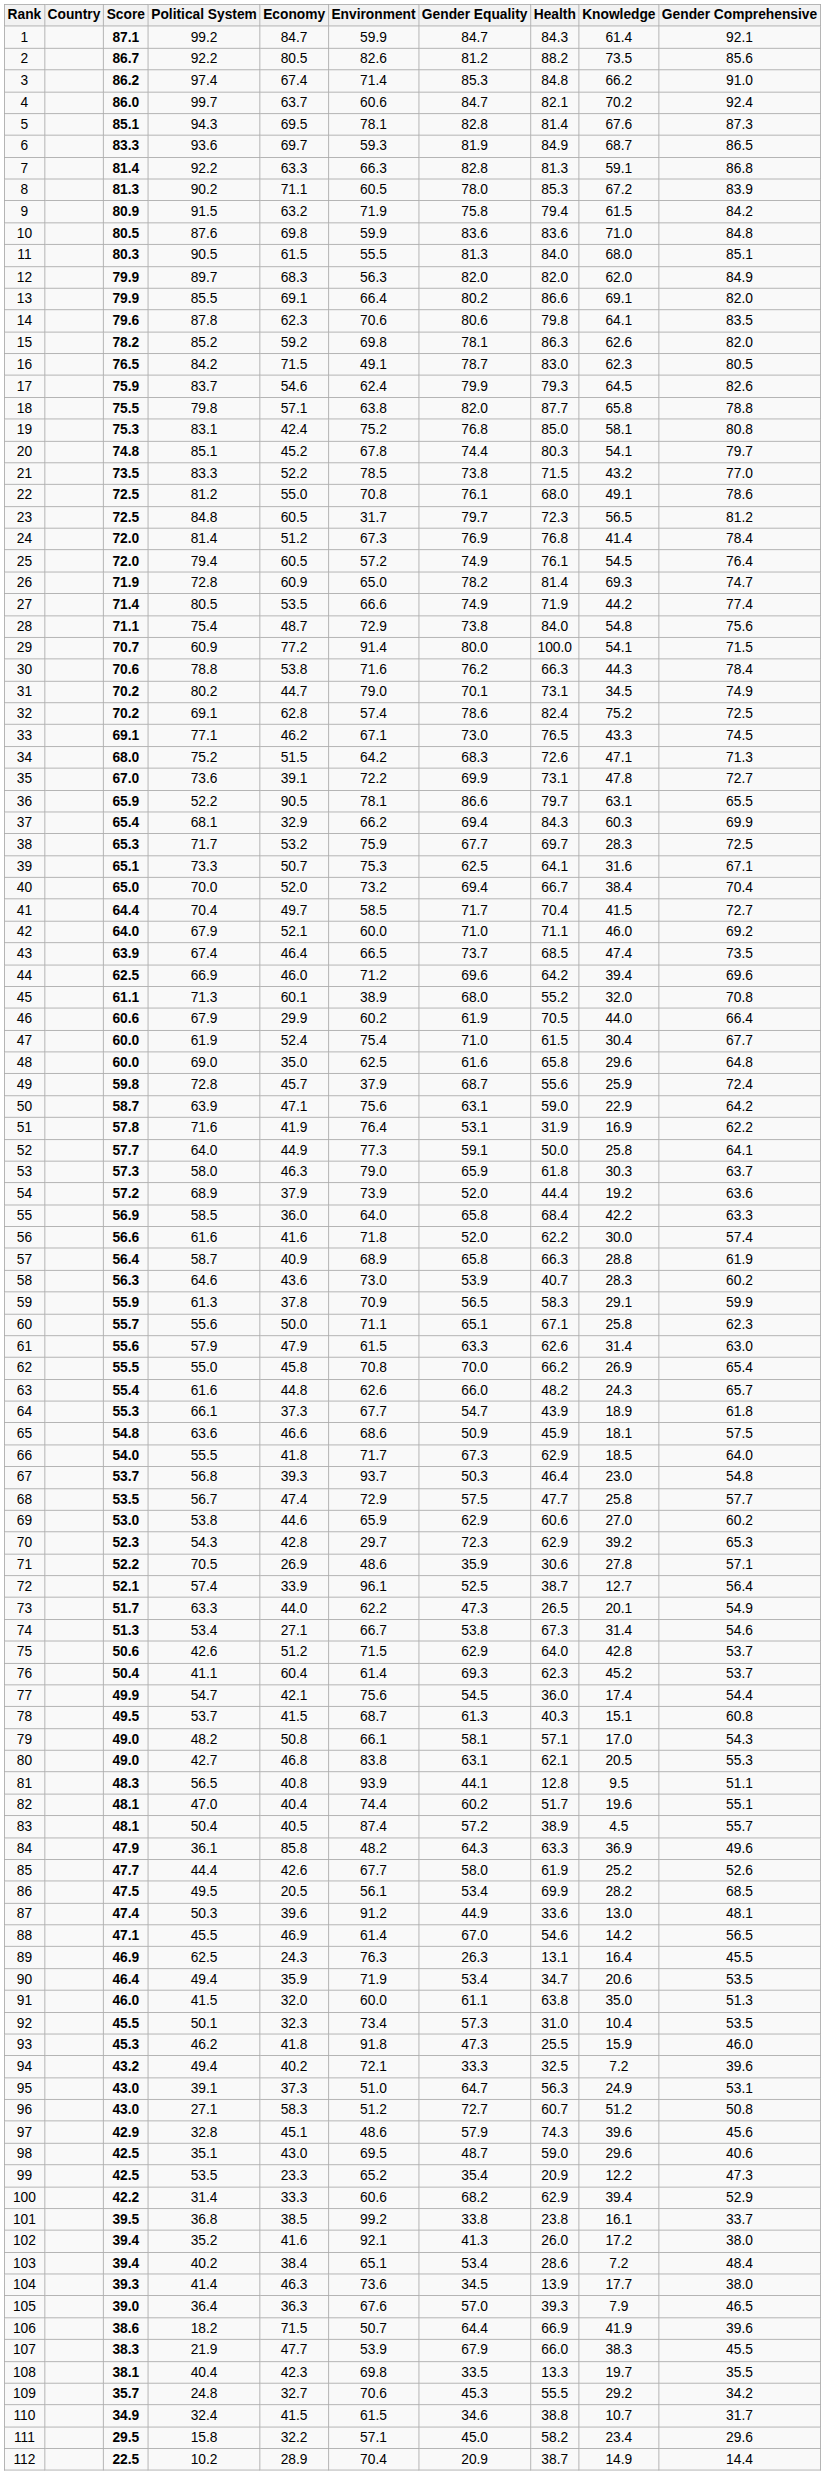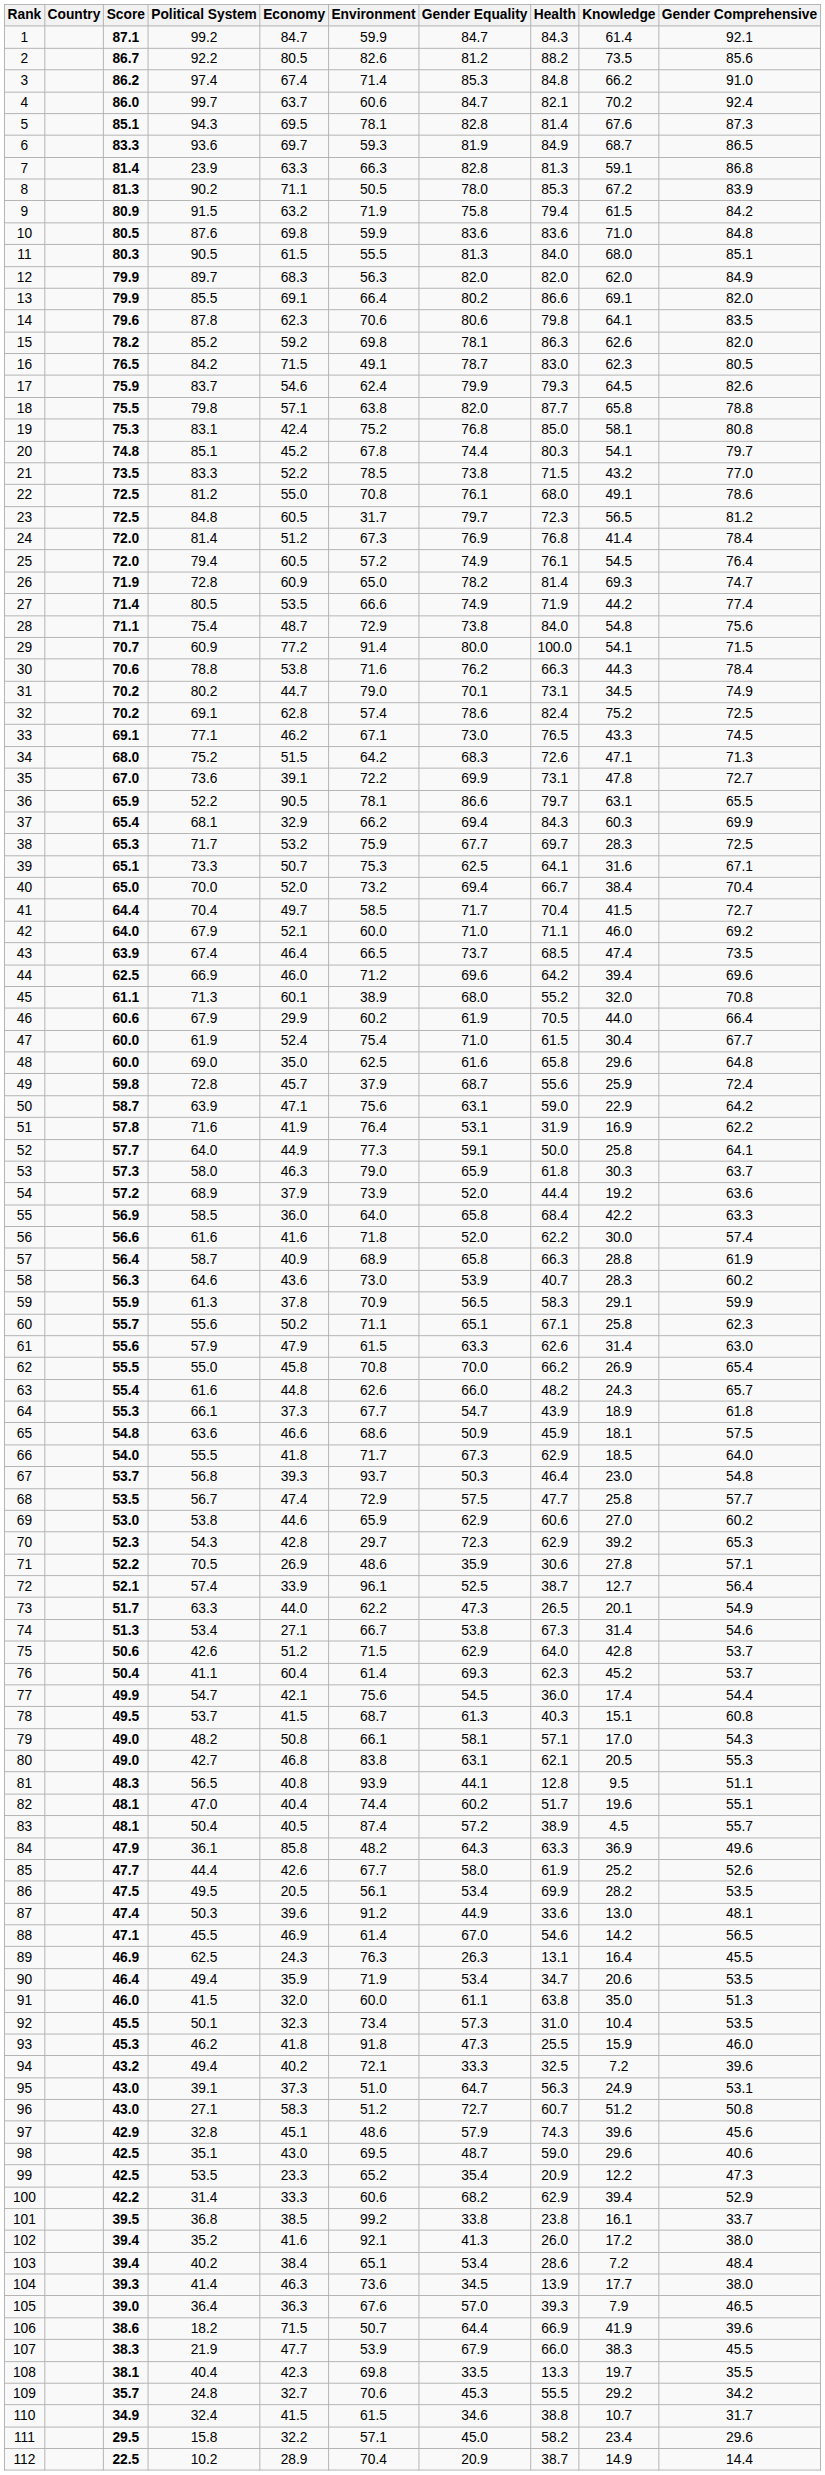(204, 168) 92.2 -> (204, 168) 23.9
(373, 189) 60.5 -> (373, 189) 50.5
(294, 1324) 50.0 -> (294, 1324) 50.2
(739, 1892) 68.5 -> (739, 1892) 53.5
